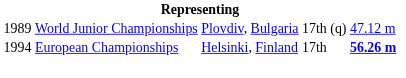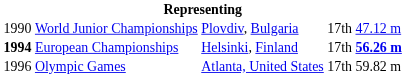(18, 28) 1989 -> (18, 28) 1990
(324, 28) 17th (q) -> (340, 28) 17th
(18, 47) normal -> (18, 47) bold
+ row: (80, 66)
